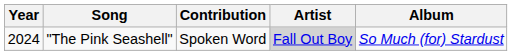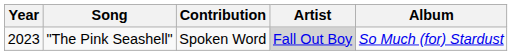(24, 38) 2024 -> (24, 38) 2023
